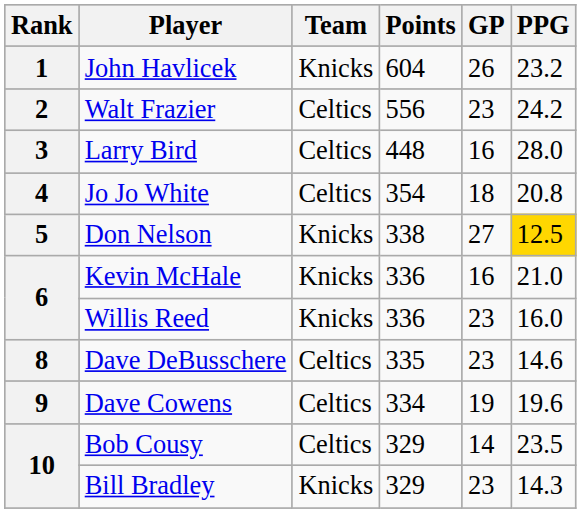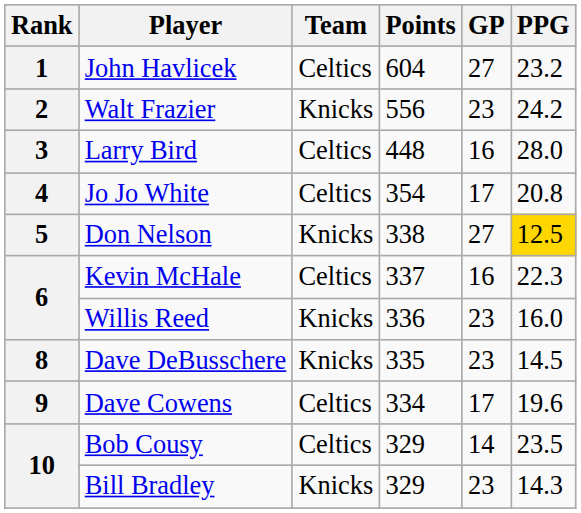(336, 67) Knicks -> (335, 67) Celtics
(481, 67) 26 -> (481, 67) 27
(335, 109) Celtics -> (336, 109) Knicks
(481, 192) 18 -> (481, 192) 17
(336, 276) Knicks -> (335, 276) Celtics
(405, 276) 336 -> (405, 276) 337
(540, 276) 21.0 -> (540, 276) 22.3
(335, 360) Celtics -> (336, 360) Knicks
(540, 360) 14.6 -> (540, 360) 14.5
(481, 402) 19 -> (481, 402) 17
